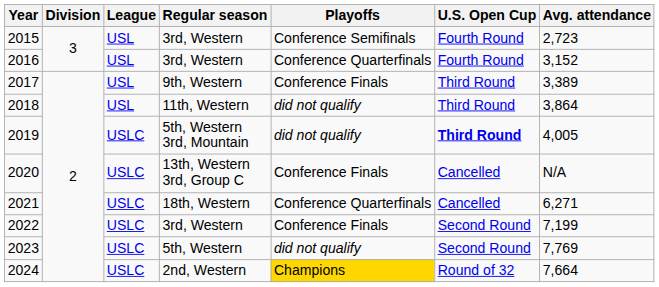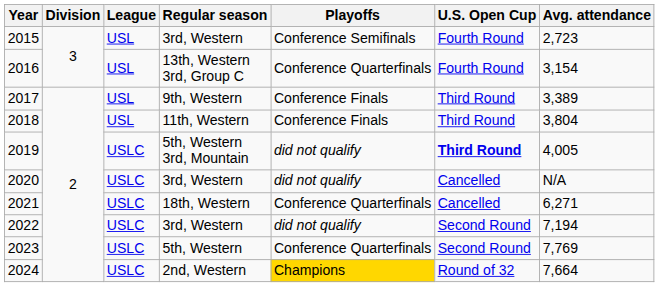(203, 60) 3rd, Western -> (206, 68) 13th, Western 3rd, Group C
(560, 60) 3,152 -> (560, 68) 3,154
(317, 104) did not qualify -> (331, 120) Conference Finals
(560, 104) 3,864 -> (560, 120) 3,804
(206, 173) 13th, Western 3rd, Group C -> (203, 181) 3rd, Western
(331, 173) Conference Finals -> (317, 181) did not qualify
(331, 225) Conference Finals -> (317, 225) did not qualify
(560, 225) 7,199 -> (560, 225) 7,194
(317, 248) did not qualify -> (353, 248) Conference Quarterfinals
